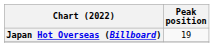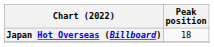(186, 35) 19 -> (186, 35) 18
